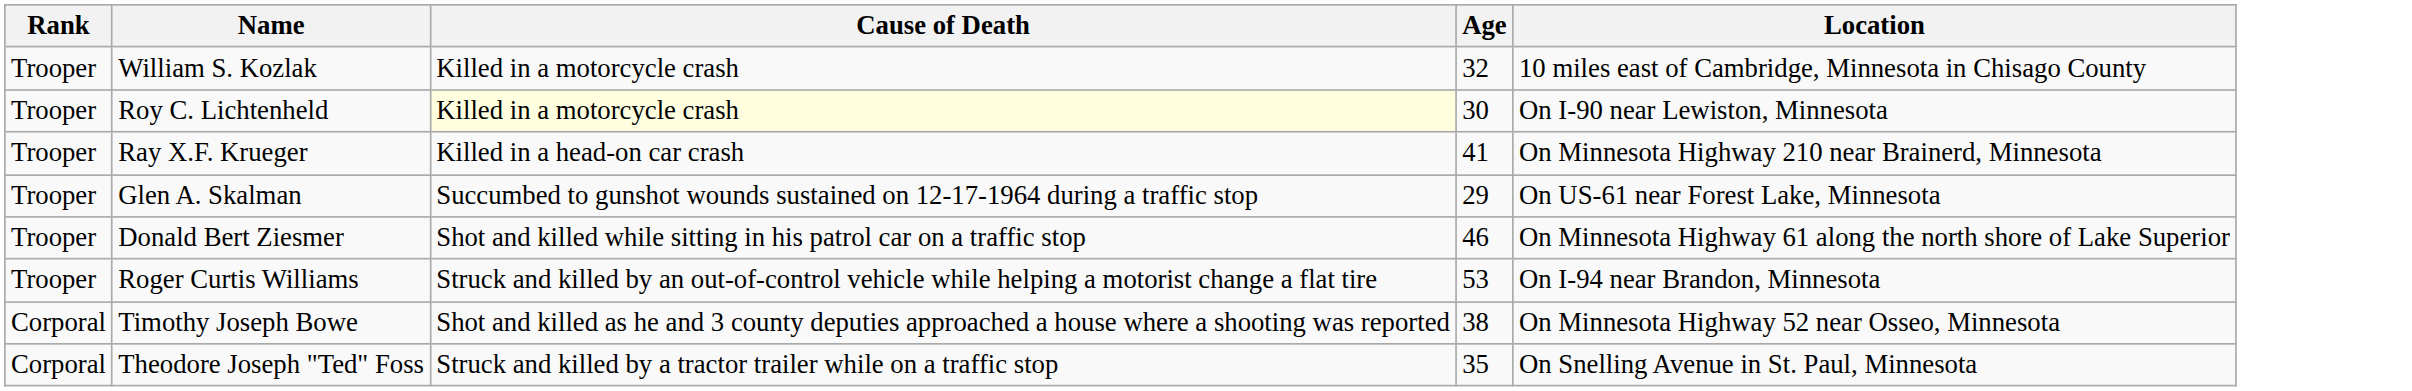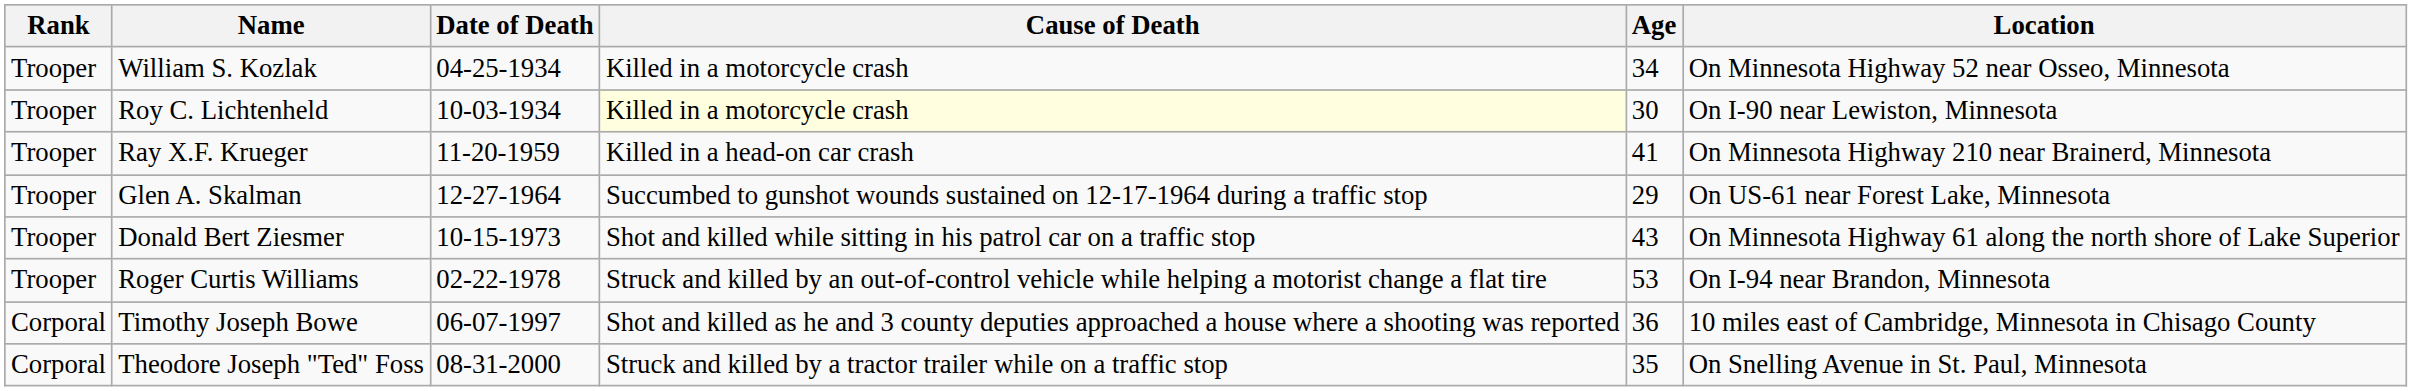+ column: (515, 25)
(1476, 68) 32 -> (1645, 68) 34
(1833, 68) 10 miles east of Cambridge, Minnesota in Chisago County -> (1959, 68) On Minnesota Highway 52 near Osseo, Minnesota
(1476, 237) 46 -> (1645, 237) 43
(1476, 322) 38 -> (1645, 322) 36
(1790, 322) On Minnesota Highway 52 near Osseo, Minnesota -> (2002, 322) 10 miles east of Cambridge, Minnesota in Chisago County
